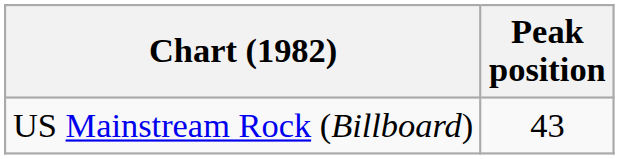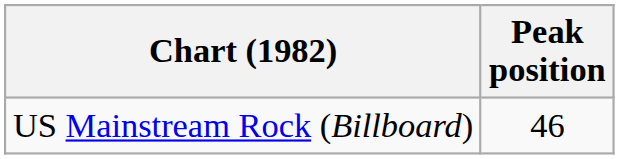(547, 125) 43 -> (547, 125) 46
